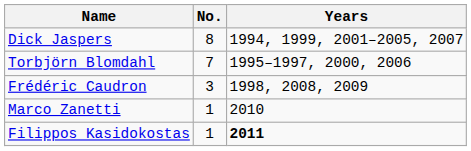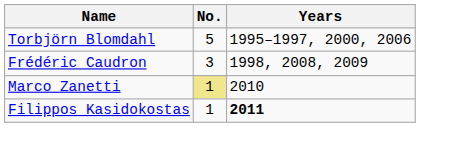- row: (60, 40)
(210, 63) 7 -> (210, 40) 5
(210, 110) no background -> (210, 87) khaki background
